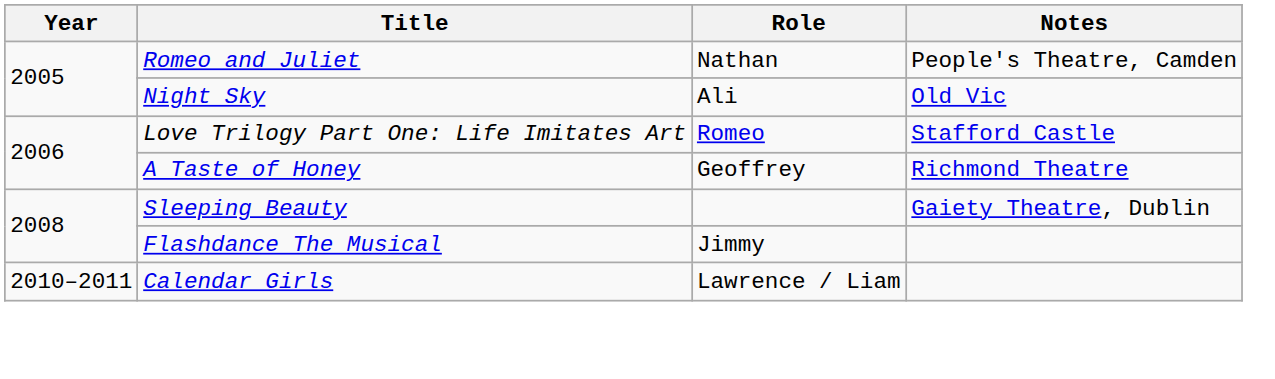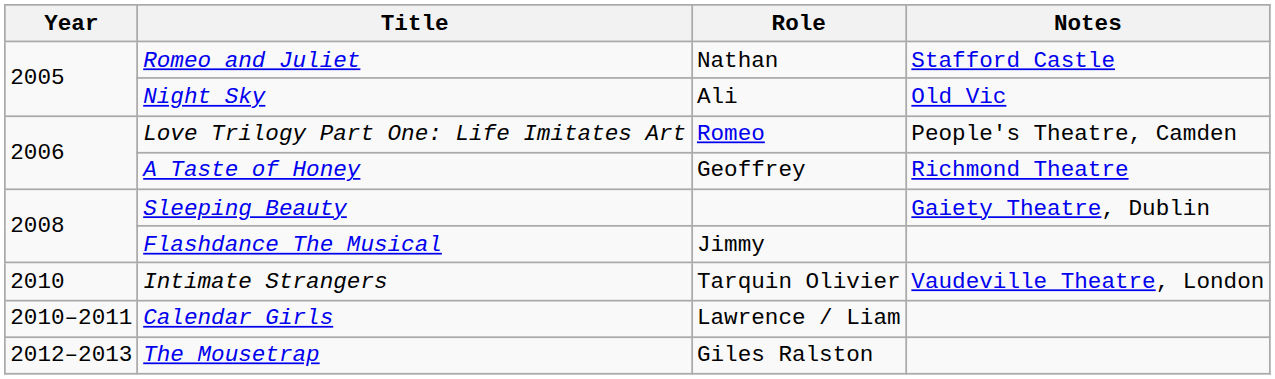(1074, 60) People's Theatre, Camden -> (1013, 60) Stafford Castle
(1013, 134) Stafford Castle -> (1074, 134) People's Theatre, Camden
+ row: (265, 281)
+ row: (231, 355)
